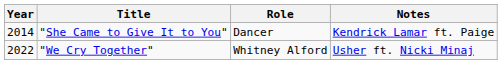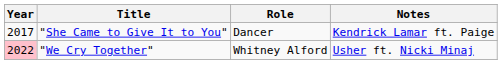(21, 32) 2014 -> (21, 32) 2017
(21, 50) no background -> (21, 50) pink background
